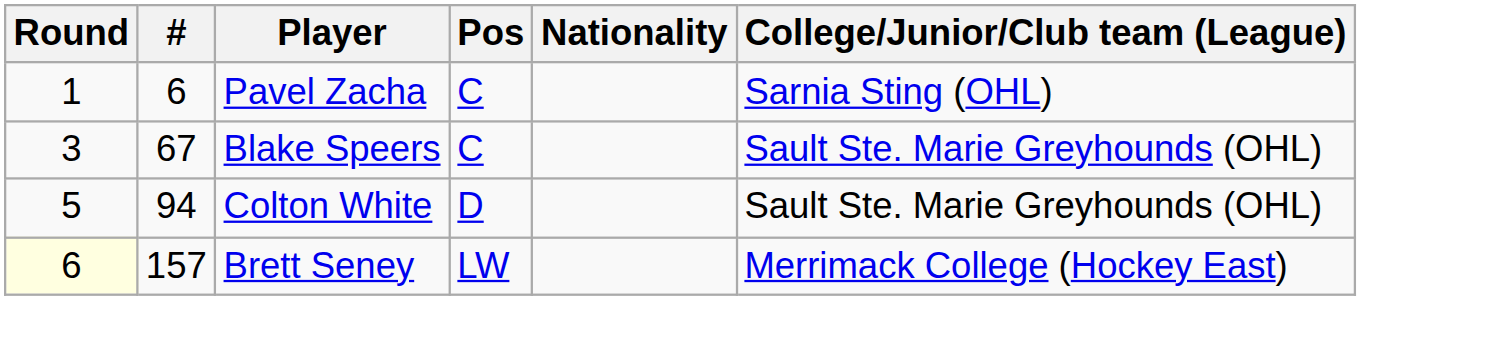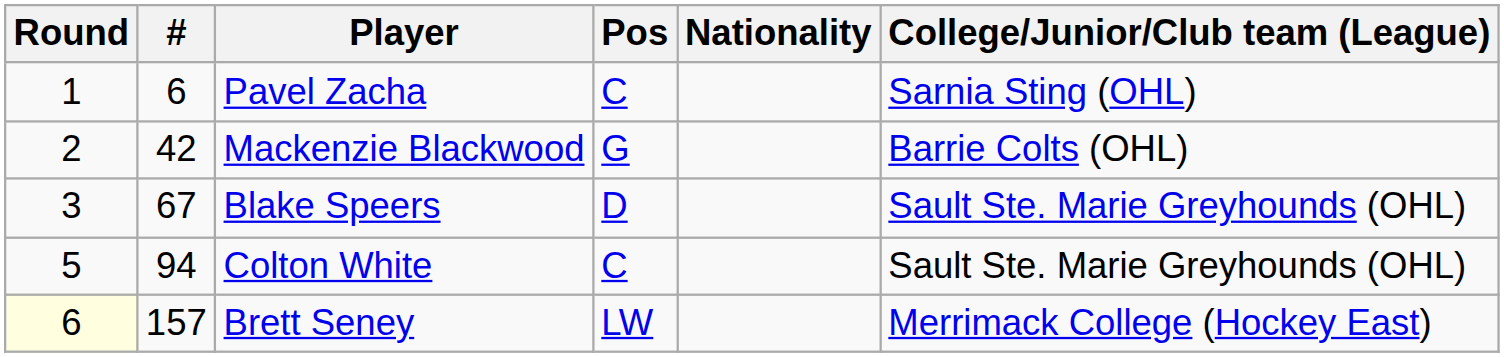+ row: (404, 149)
(471, 149) C -> (614, 206) D
(471, 206) D -> (614, 264) C
